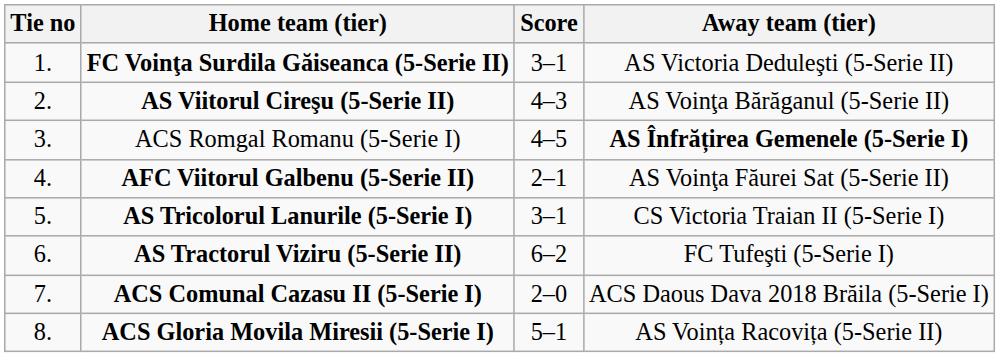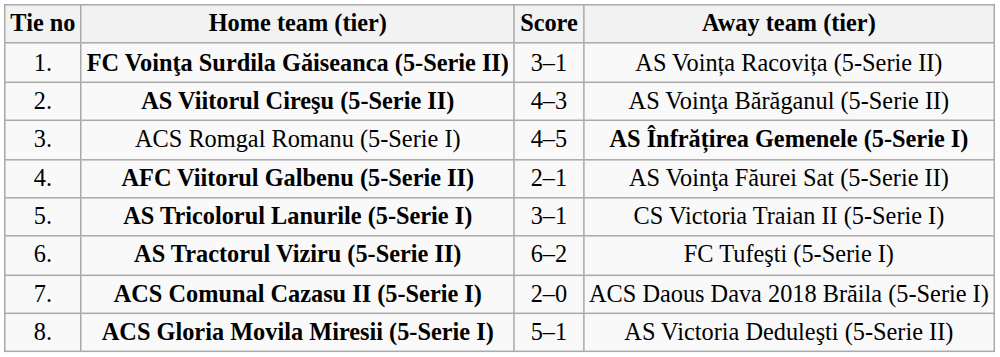(789, 62) AS Victoria Deduleşti (5-Serie II) -> (789, 62) AS Voința Racovița (5-Serie II)
(789, 332) AS Voința Racovița (5-Serie II) -> (789, 332) AS Victoria Deduleşti (5-Serie II)
